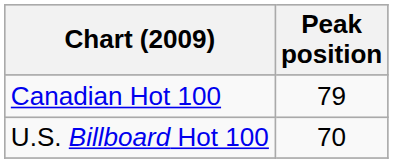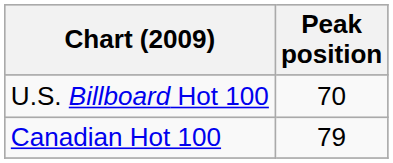rows swapped: (116, 95) <-> (140, 137)
